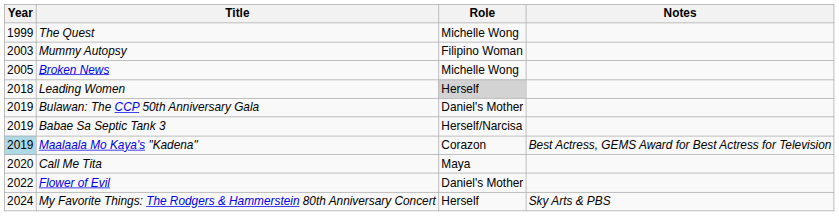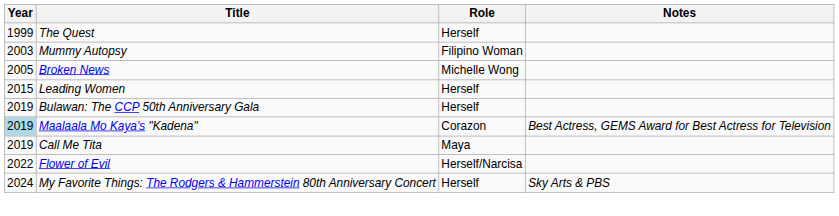(480, 32) Michelle Wong -> (460, 32) Herself
(20, 88) 2018 -> (20, 88) 2015
(460, 88) lightgrey background -> (460, 88) no background
(482, 107) Daniel's Mother -> (460, 107) Herself
- row: (102, 126)
(20, 164) 2020 -> (20, 145) 2019
(482, 182) Daniel's Mother -> (482, 164) Herself/Narcisa
